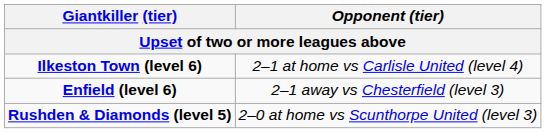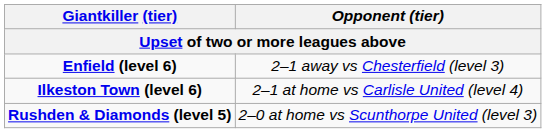rows swapped: (120, 90) <-> (120, 66)
